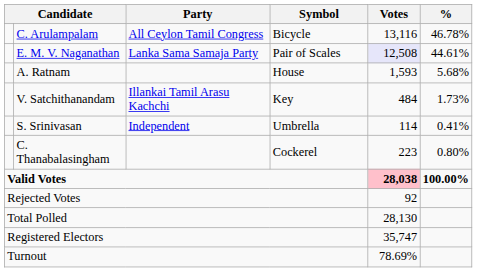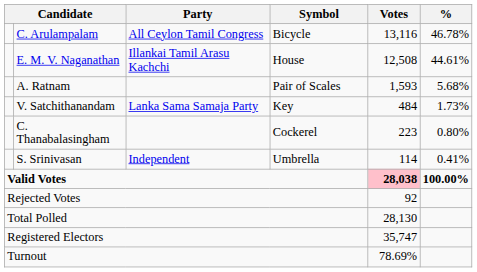(193, 53) Lanka Sama Samaja Party -> (179, 60) Illankai Tamil Arasu Kachchi
(307, 53) Pair of Scales -> (289, 60) House
(400, 53) lavender background -> (400, 60) no background
(289, 72) House -> (307, 86) Pair of Scales
(179, 99) Illankai Tamil Arasu Kachchi -> (193, 106) Lanka Sama Samaja Party
rows swapped: (63, 152) <-> (49, 125)
